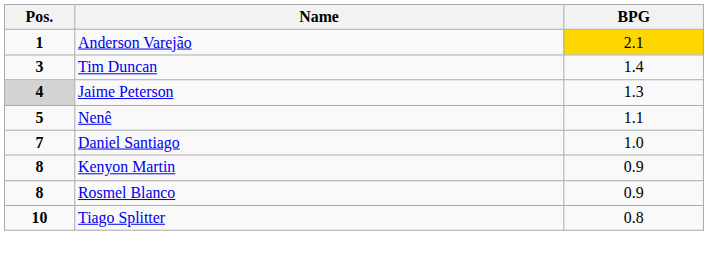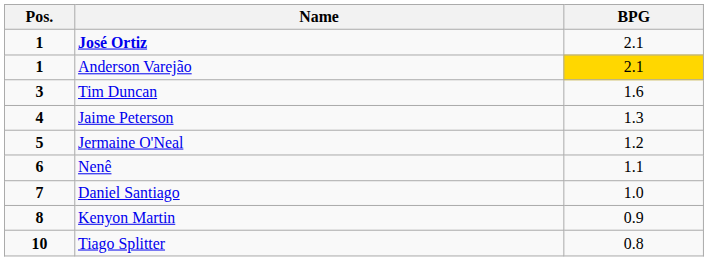+ row: (113, 42)
(634, 67) 1.4 -> (634, 92) 1.6
(39, 92) lightgrey background -> (39, 117) no background
+ row: (131, 142)
(39, 117) 5 -> (39, 167) 6
- row: (127, 192)
